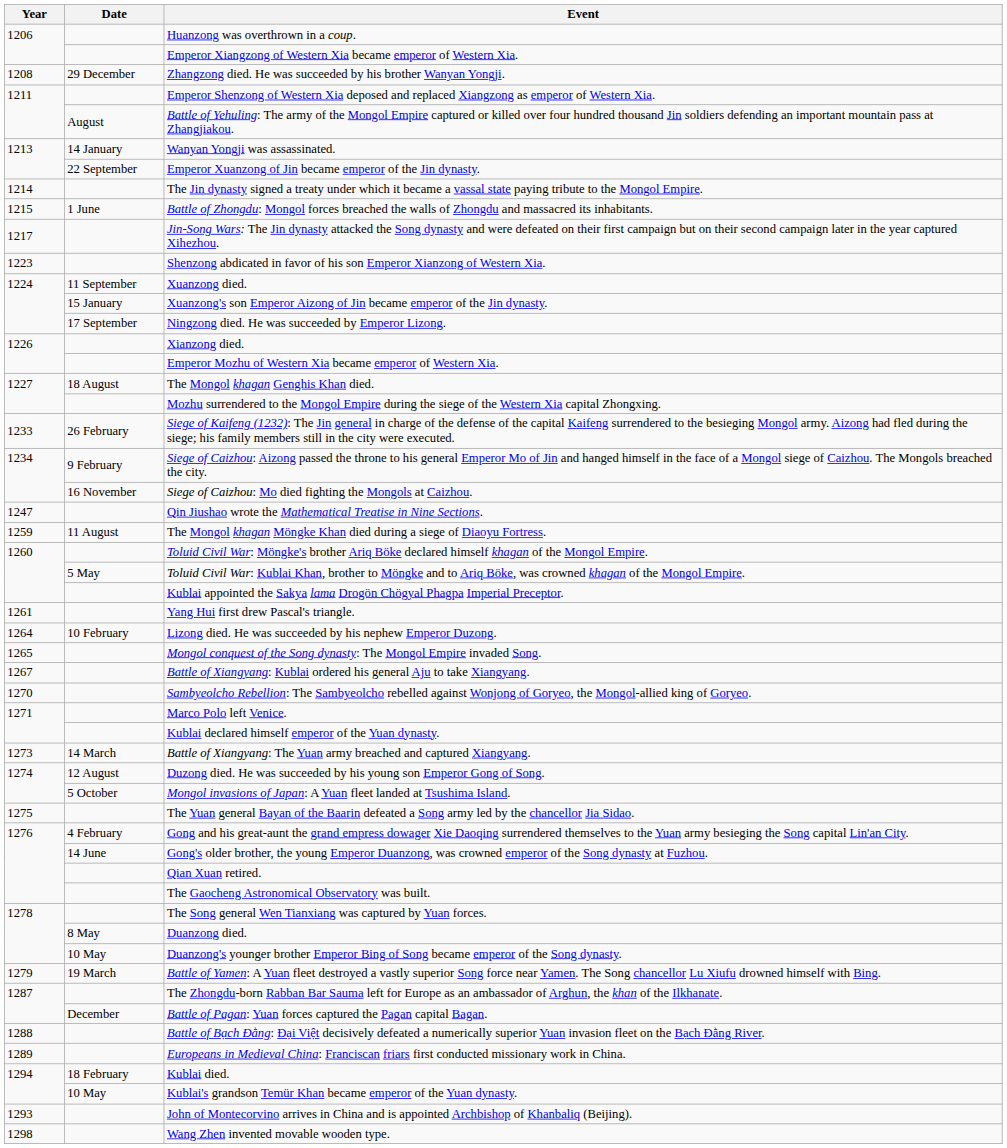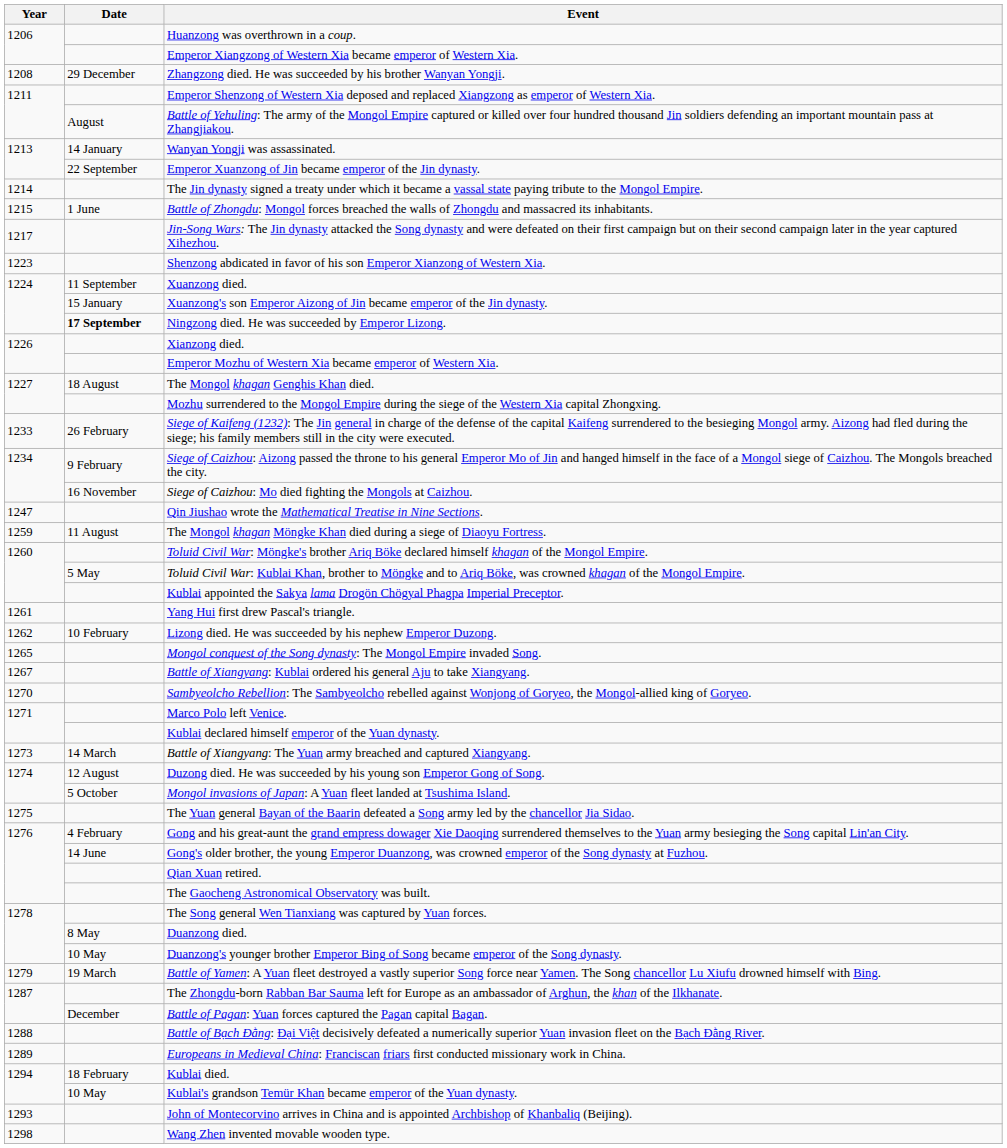(102, 323) normal -> (104, 323) bold
(20, 632) 1264 -> (20, 632) 1262
